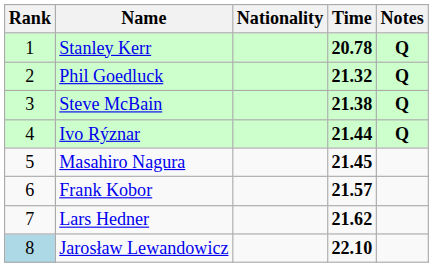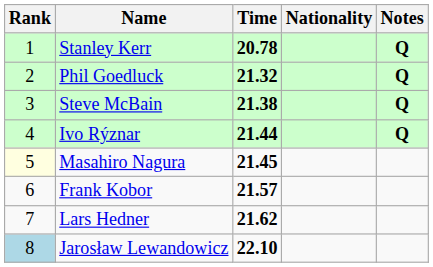columns swapped: (280, 18) <-> (352, 18)
(30, 162) no background -> (30, 162) lightyellow background
